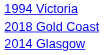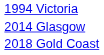rows swapped: (45, 44) <-> (52, 26)
